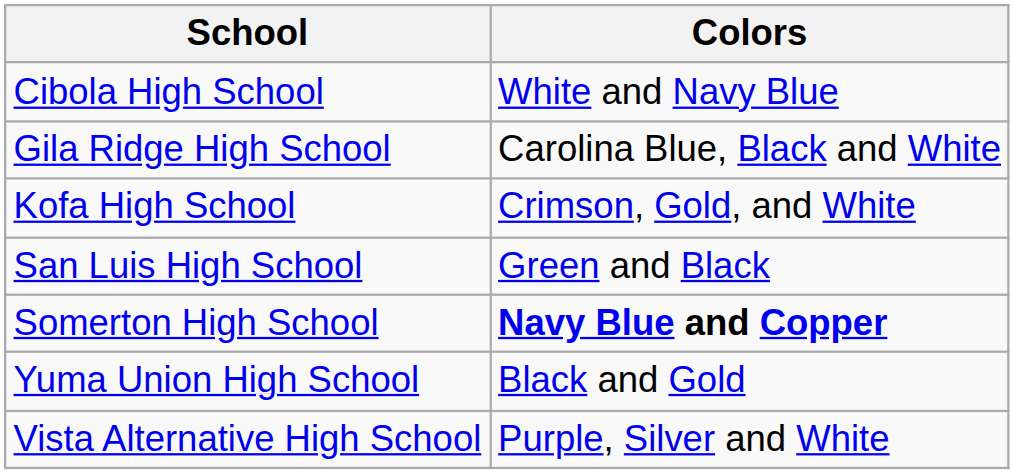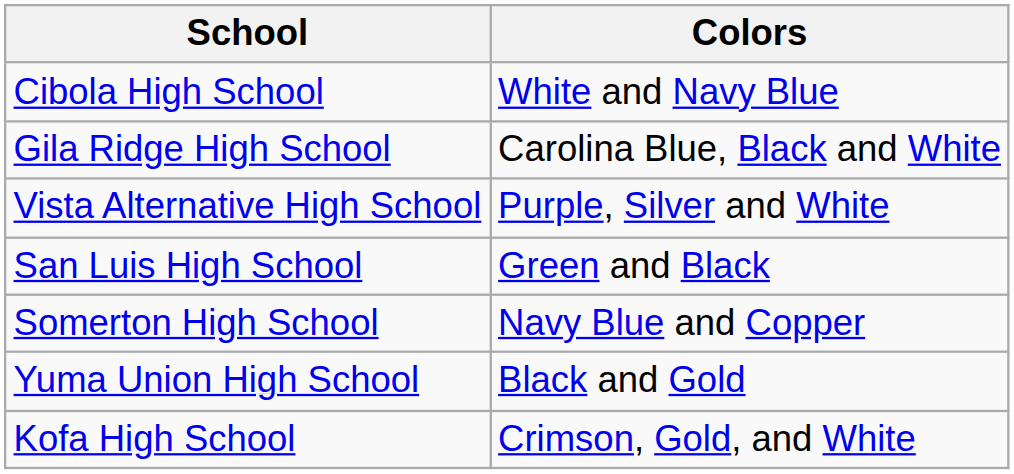rows swapped: (154, 206) <-> (247, 438)
(693, 322) bold -> (682, 322) normal
